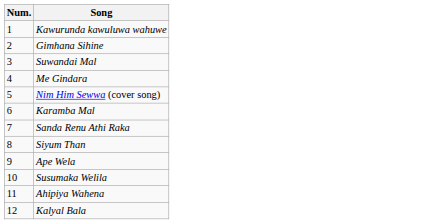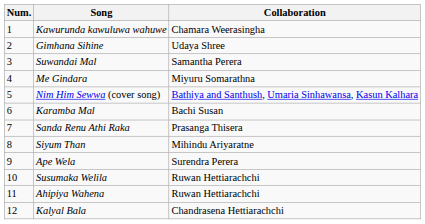+ column: (295, 12)
